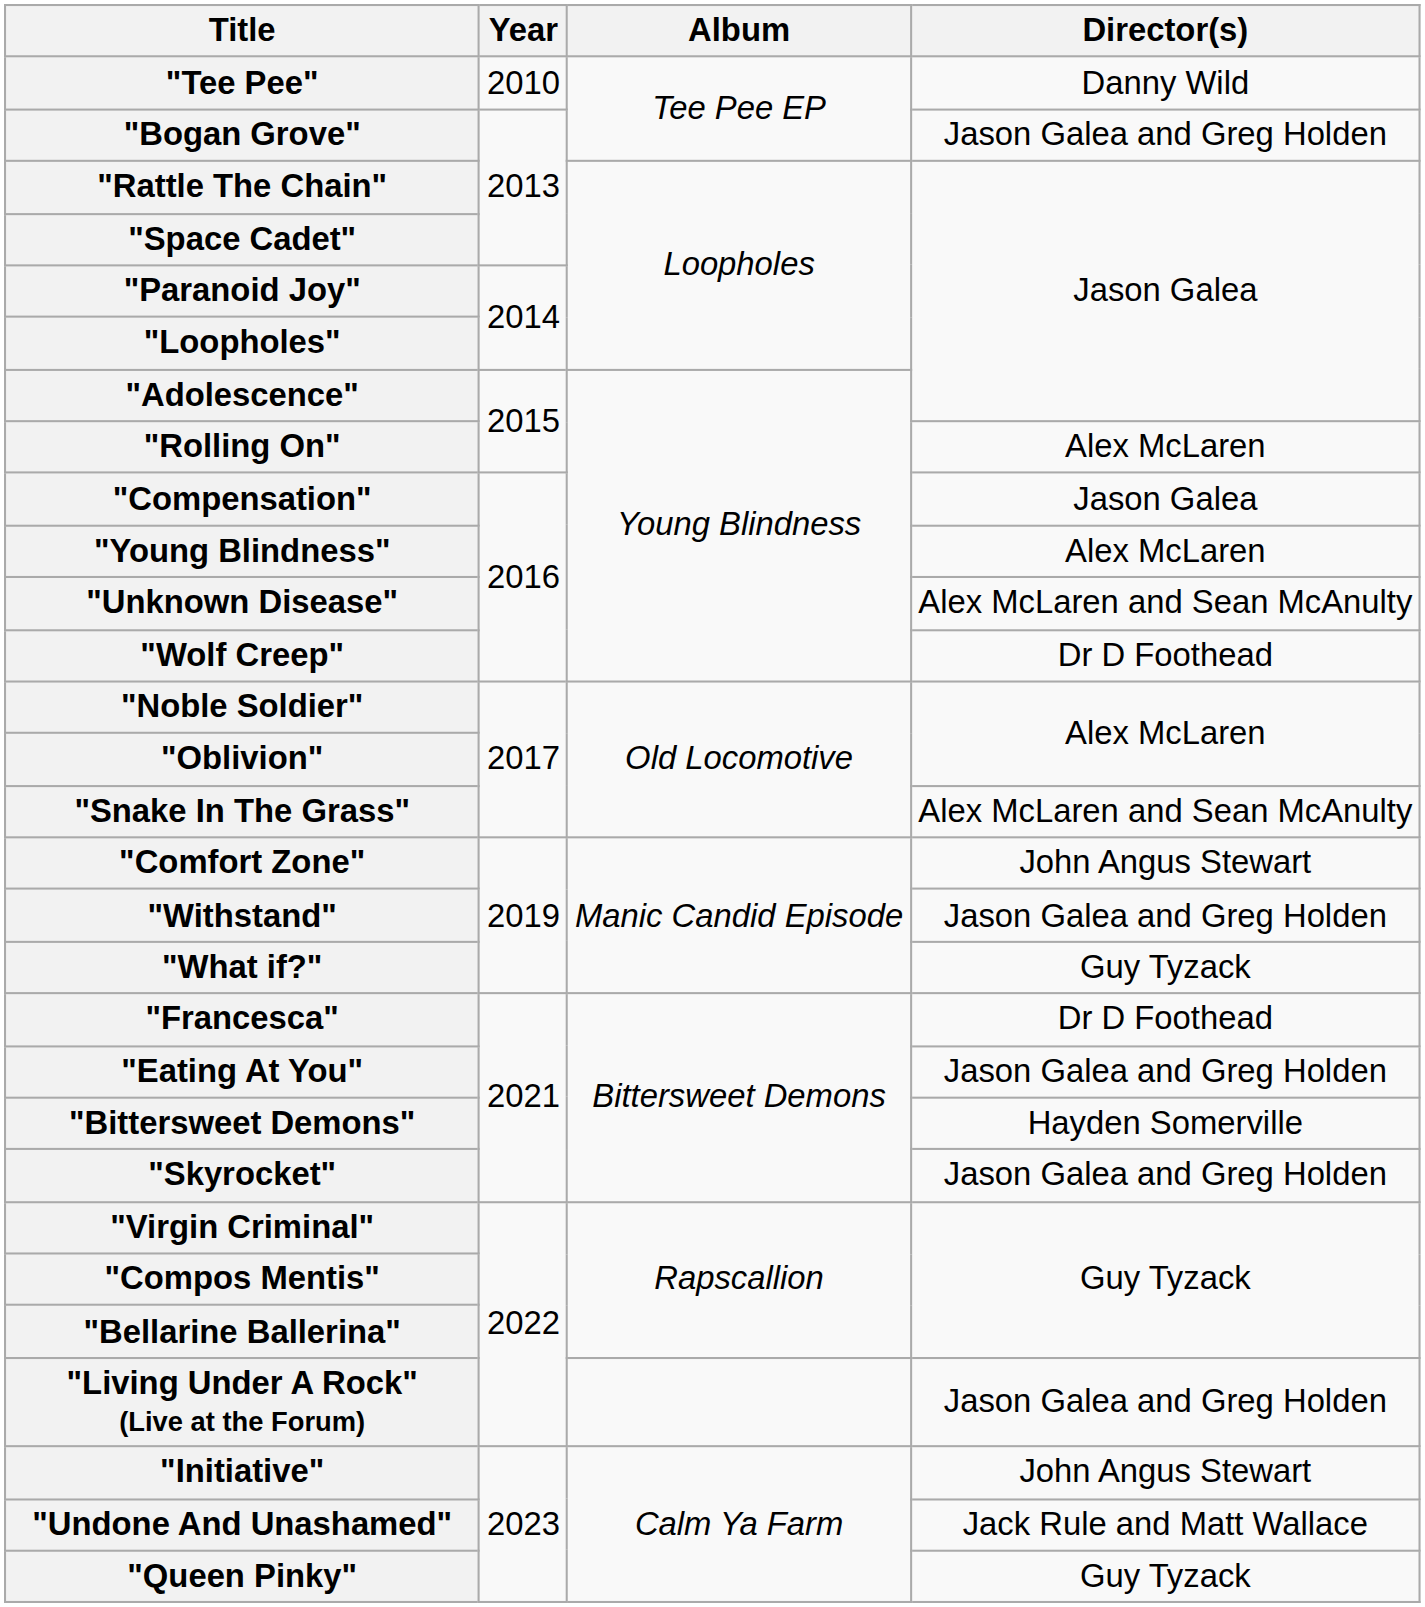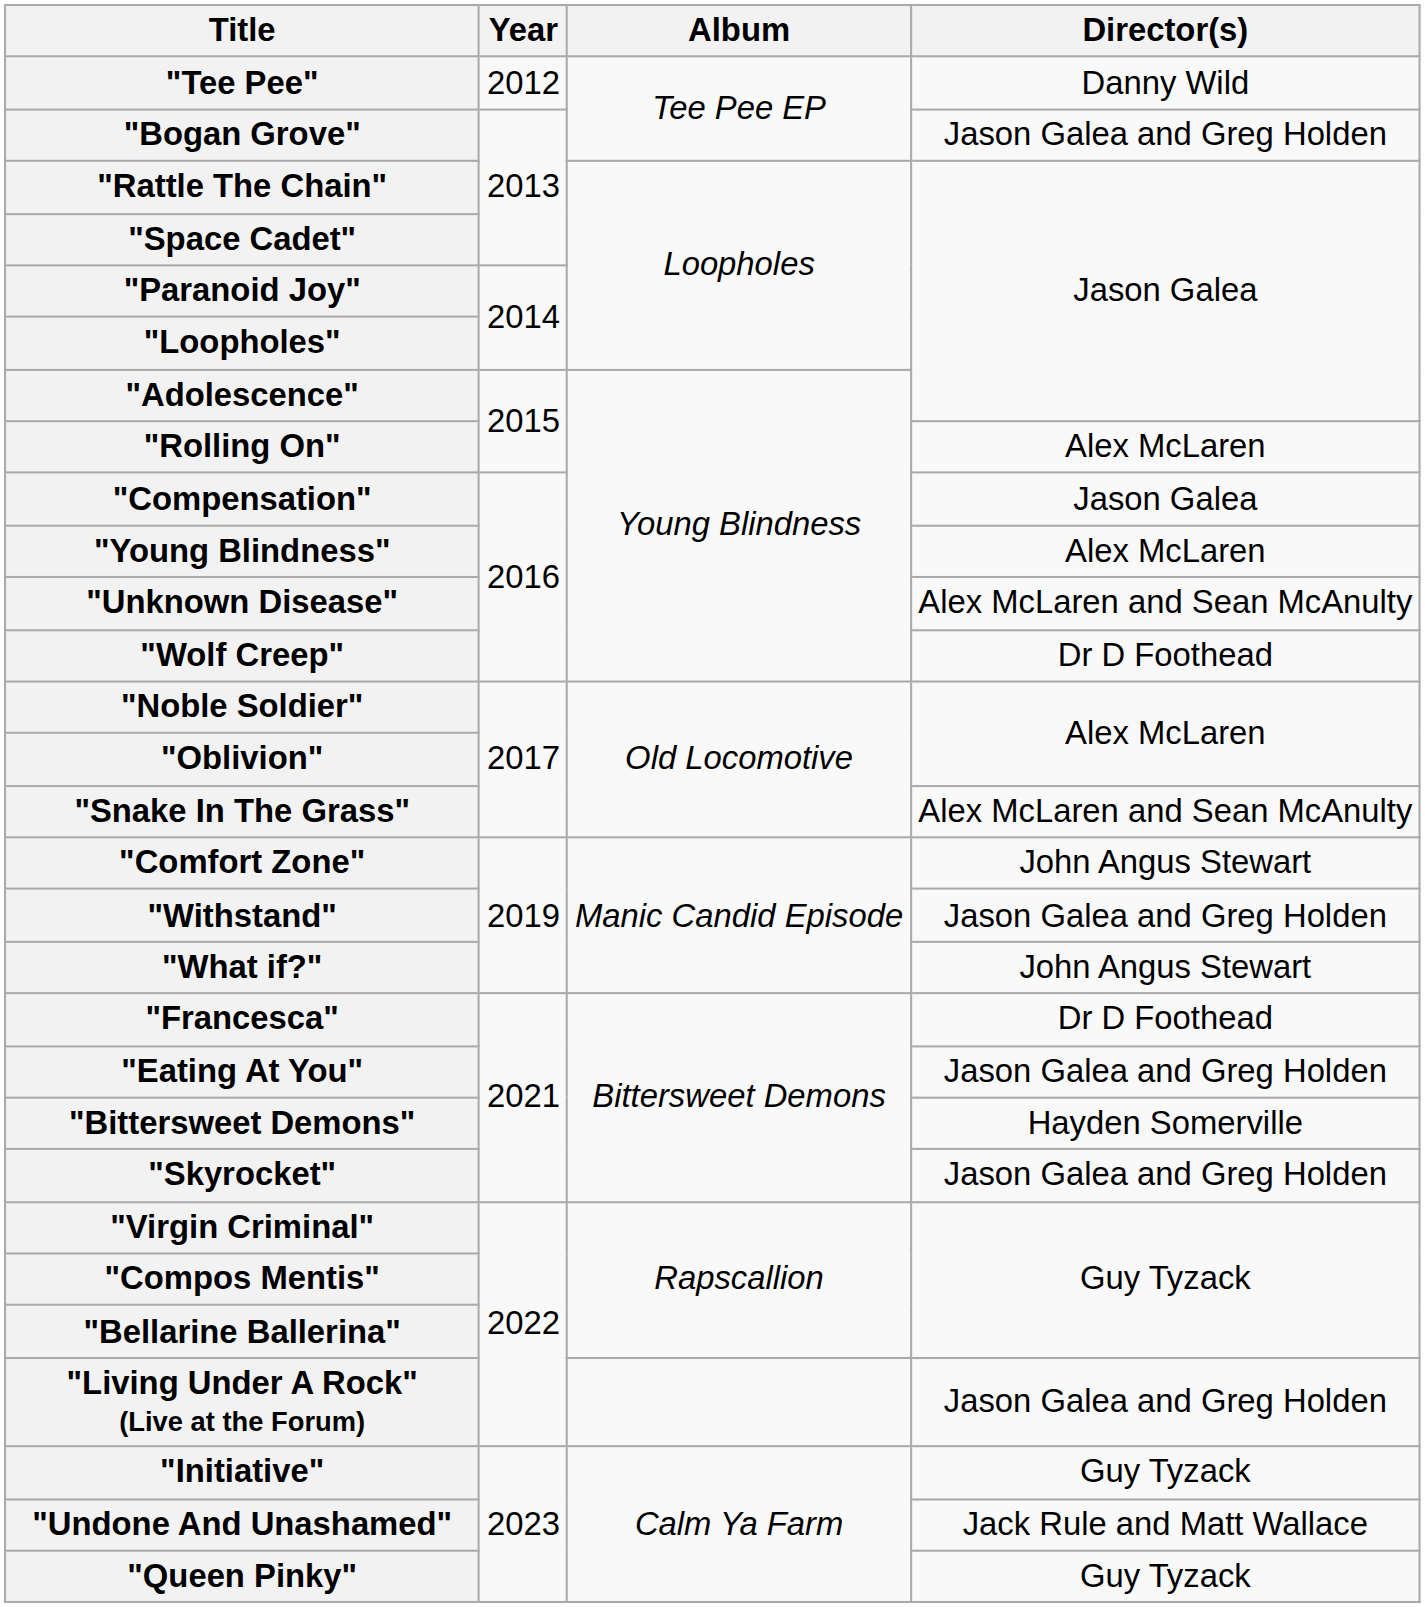(523, 82) 2010 -> (523, 82) 2012
(1165, 966) Guy Tyzack -> (1165, 966) John Angus Stewart
(1165, 1471) John Angus Stewart -> (1165, 1471) Guy Tyzack
